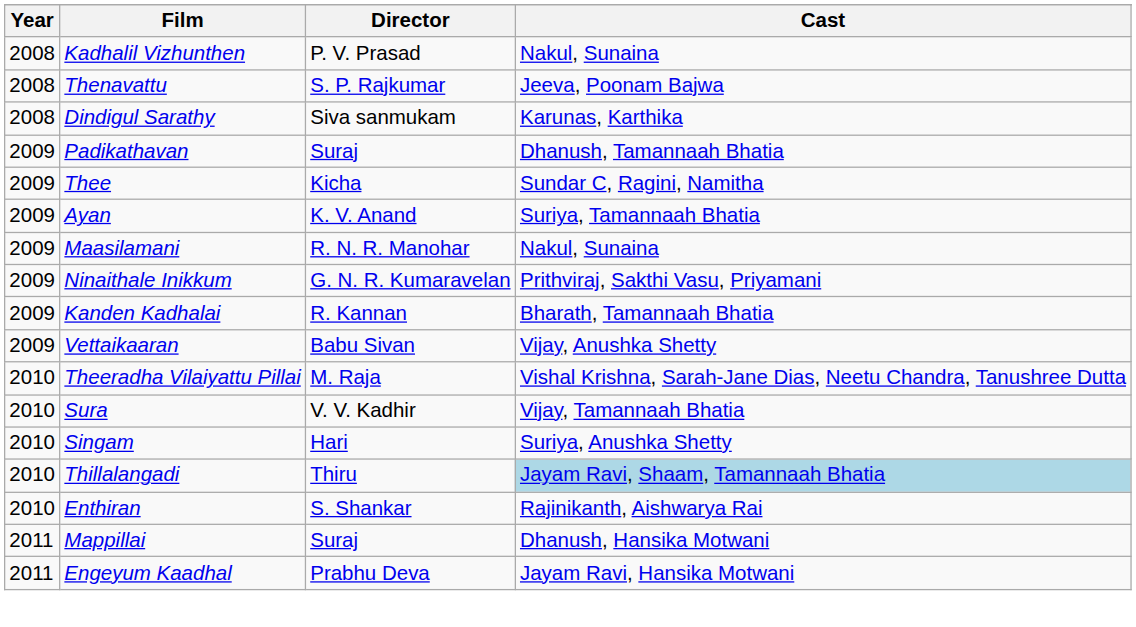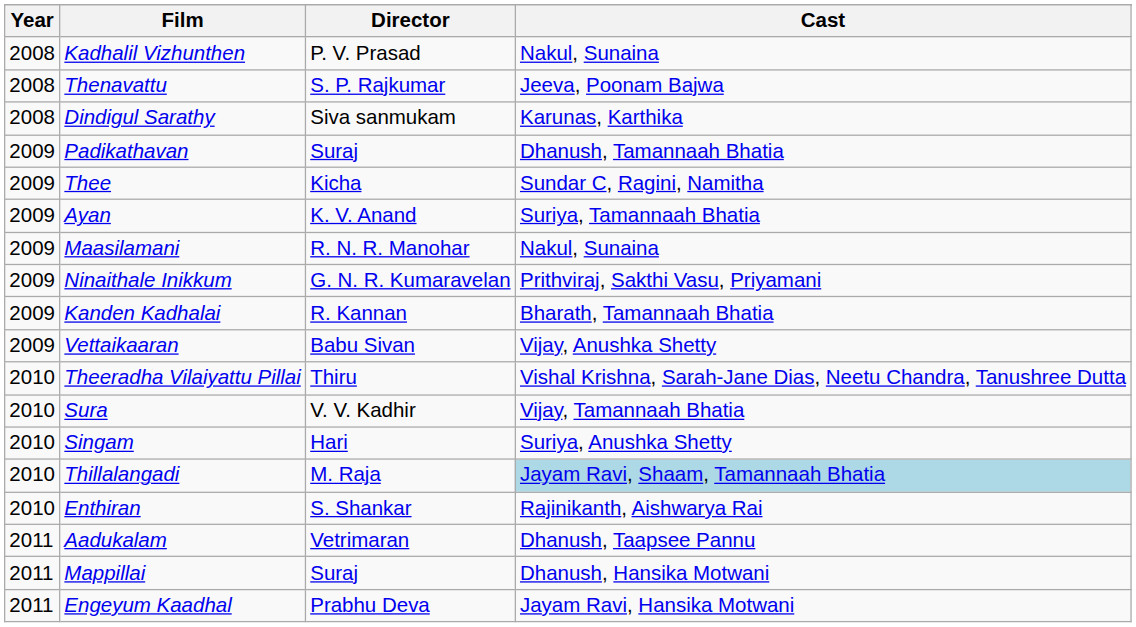(346, 378) M. Raja -> (334, 378) Thiru
(334, 475) Thiru -> (346, 475) M. Raja
+ row: (116, 540)
